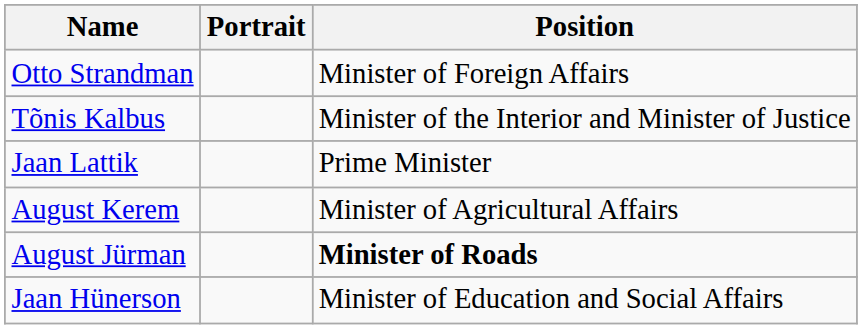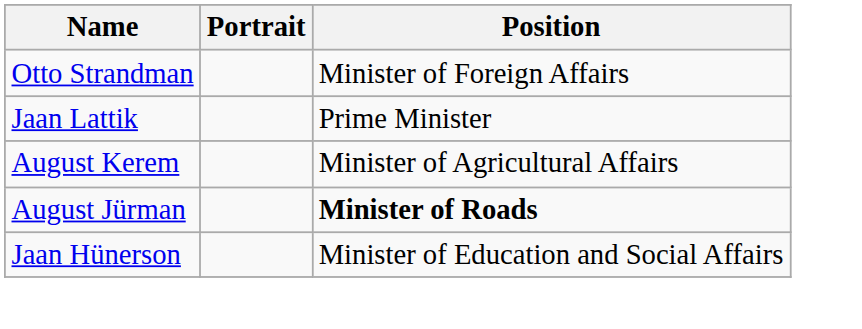- row: (88, 118)
